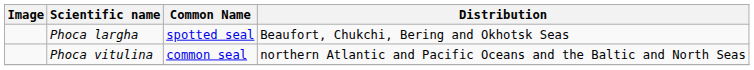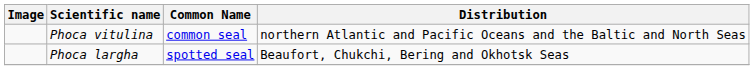rows swapped: (94, 34) <-> (101, 54)
